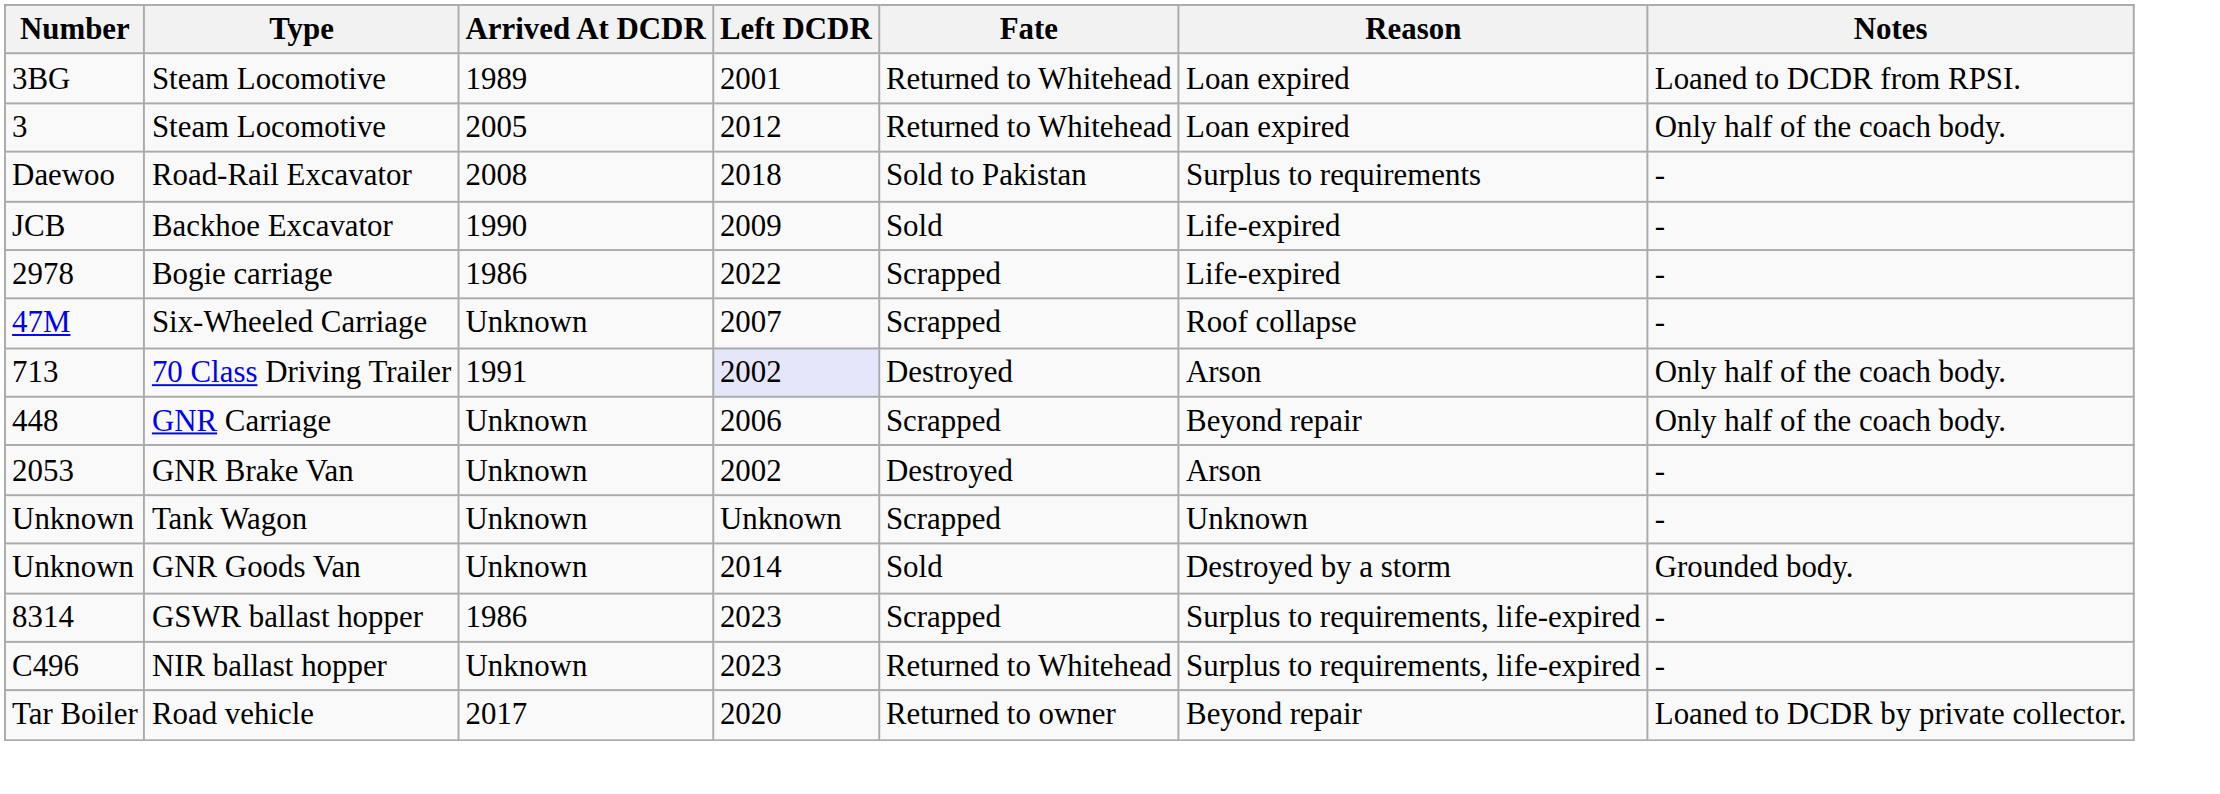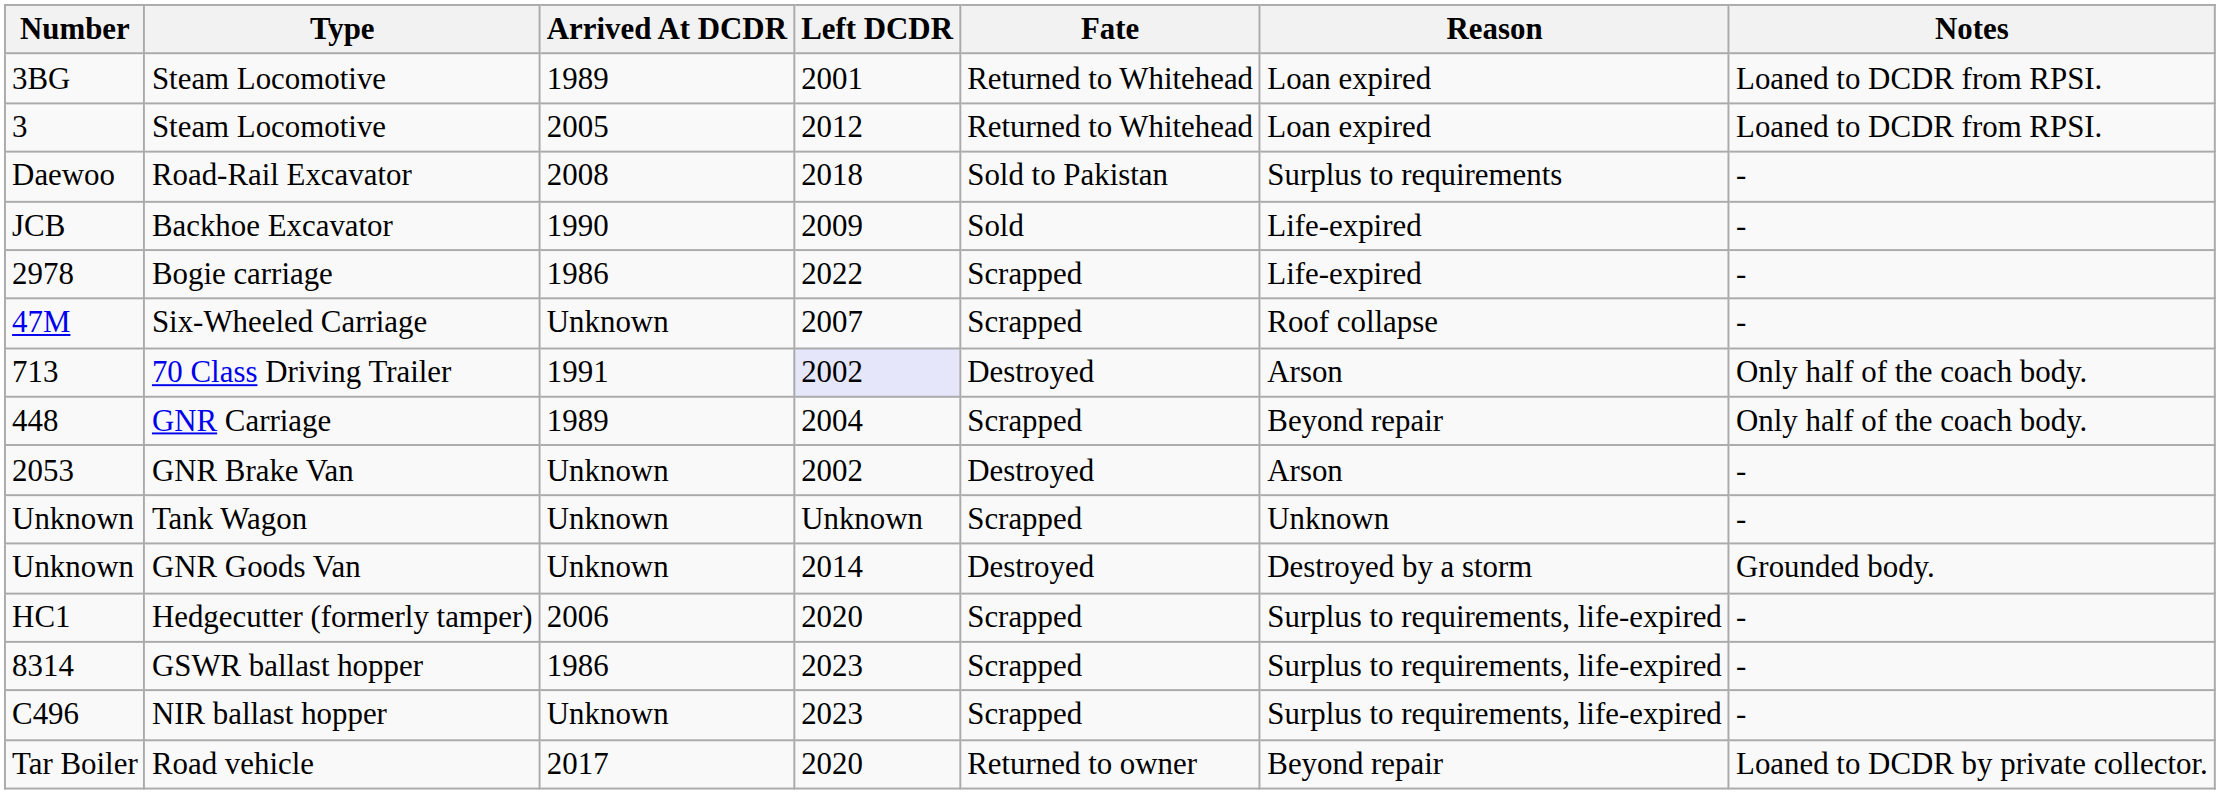(1830, 126) Only half of the coach body. -> (1919, 126) Loaned to DCDR from RPSI.
(526, 420) Unknown -> (578, 420) 1989
(751, 420) 2006 -> (832, 420) 2004
(914, 567) Sold -> (1031, 567) Destroyed
+ row: (41, 616)
(1029, 665) Returned to Whitehead -> (1025, 714) Scrapped
